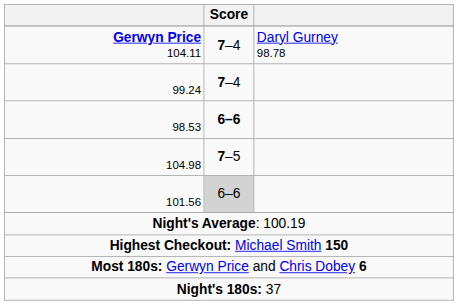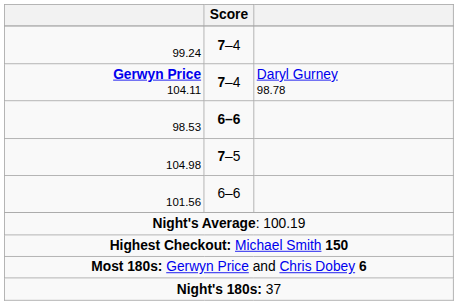rows swapped: (187, 90) <-> (157, 44)
(229, 194) lightgrey background -> (229, 194) no background
